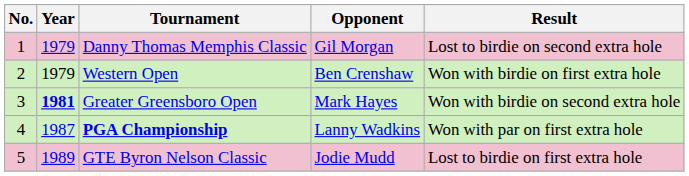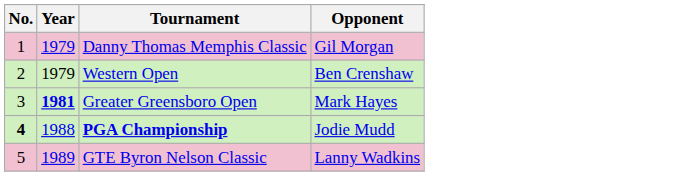- column: (554, 18)
(21, 129) normal -> (21, 129) bold
(58, 129) 1987 -> (58, 129) 1988
(367, 129) Lanny Wadkins -> (355, 129) Jodie Mudd
(355, 157) Jodie Mudd -> (367, 157) Lanny Wadkins
